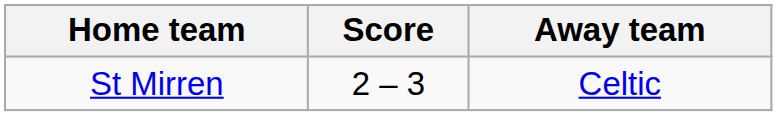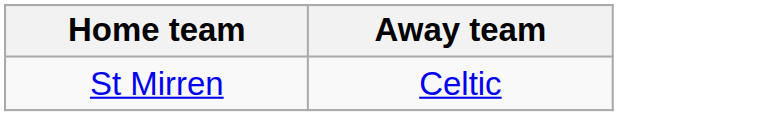- column: (388, 30)
